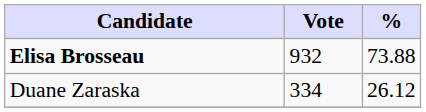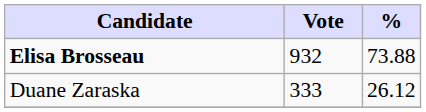(306, 90) 334 -> (306, 90) 333
